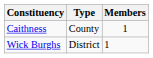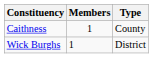columns swapped: (125, 12) <-> (84, 12)
